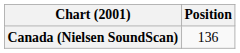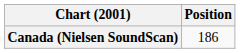(208, 37) 136 -> (208, 37) 186
